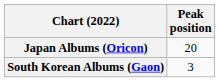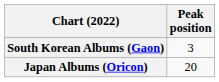rows swapped: (86, 67) <-> (86, 47)
